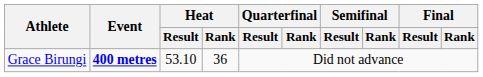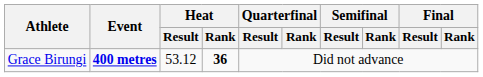(181, 60) 53.10 -> (181, 60) 53.12
(220, 60) normal -> (220, 60) bold
